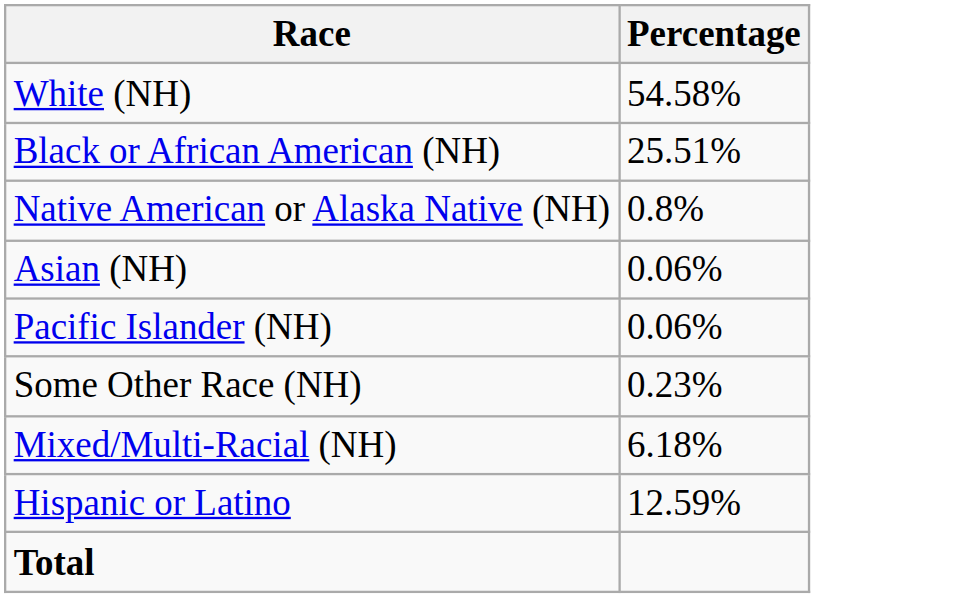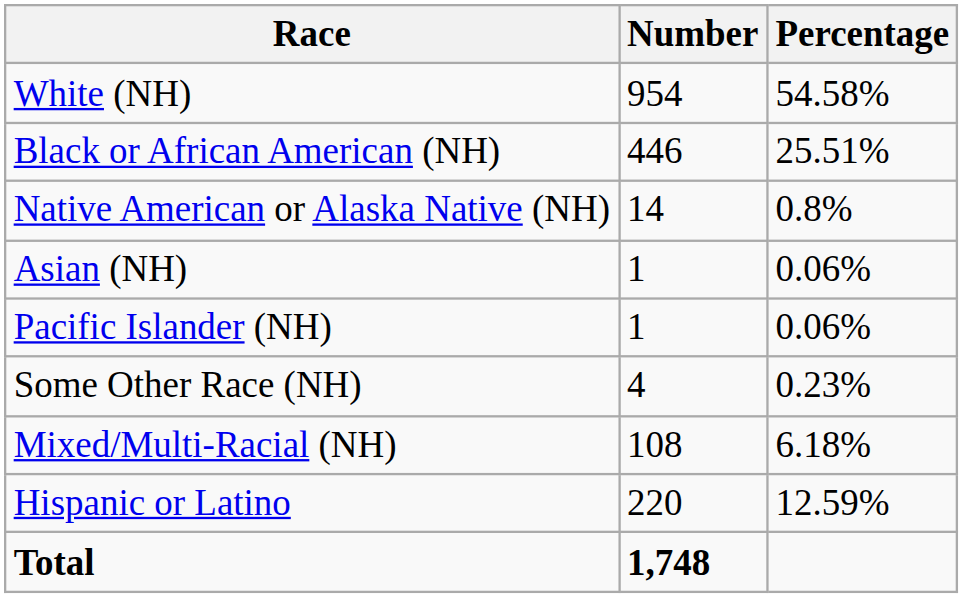+ column: (693, 33)
